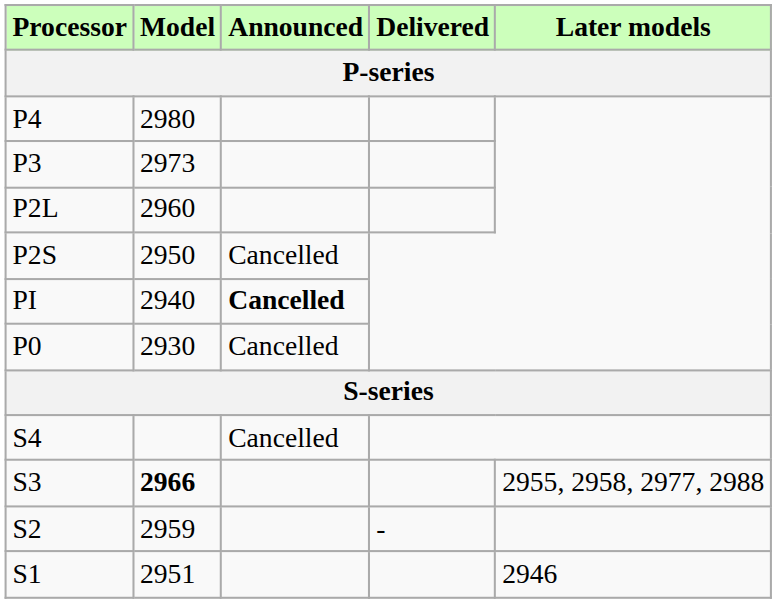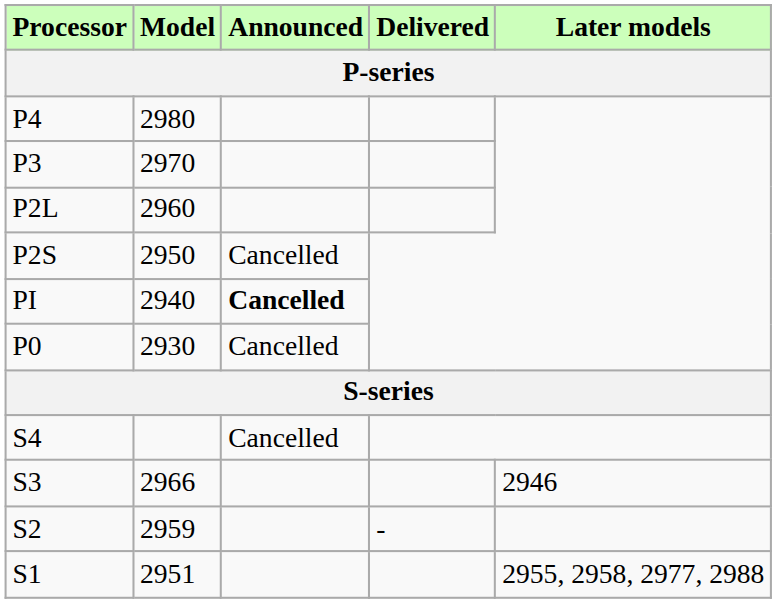(168, 163) 2973 -> (168, 163) 2970
(168, 482) bold -> (168, 482) normal
(633, 482) 2955, 2958, 2977, 2988 -> (530, 482) 2946
(530, 573) 2946 -> (633, 573) 2955, 2958, 2977, 2988
